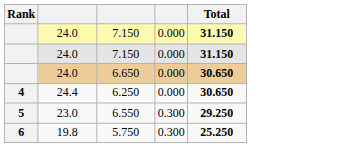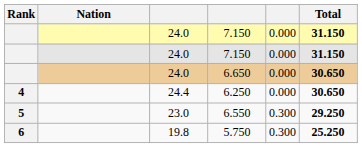+ column: (94, 13)
